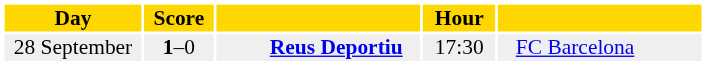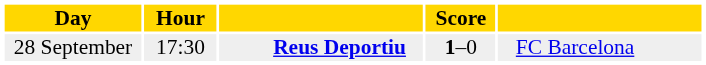columns swapped: (459, 17) <-> (179, 17)
